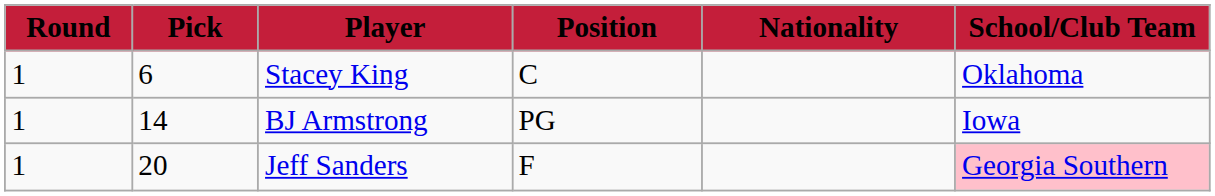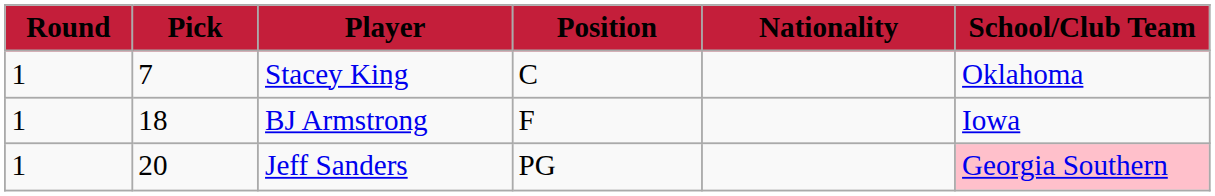(146, 73) 6 -> (146, 73) 7
(153, 119) 14 -> (153, 119) 18
(537, 119) PG -> (527, 119) F
(527, 166) F -> (537, 166) PG
